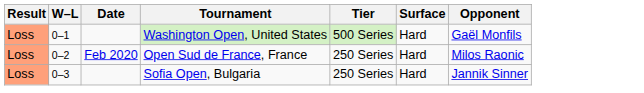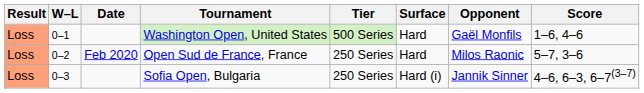+ column: (585, 14)
(413, 74) Hard -> (420, 76) Hard (i)
